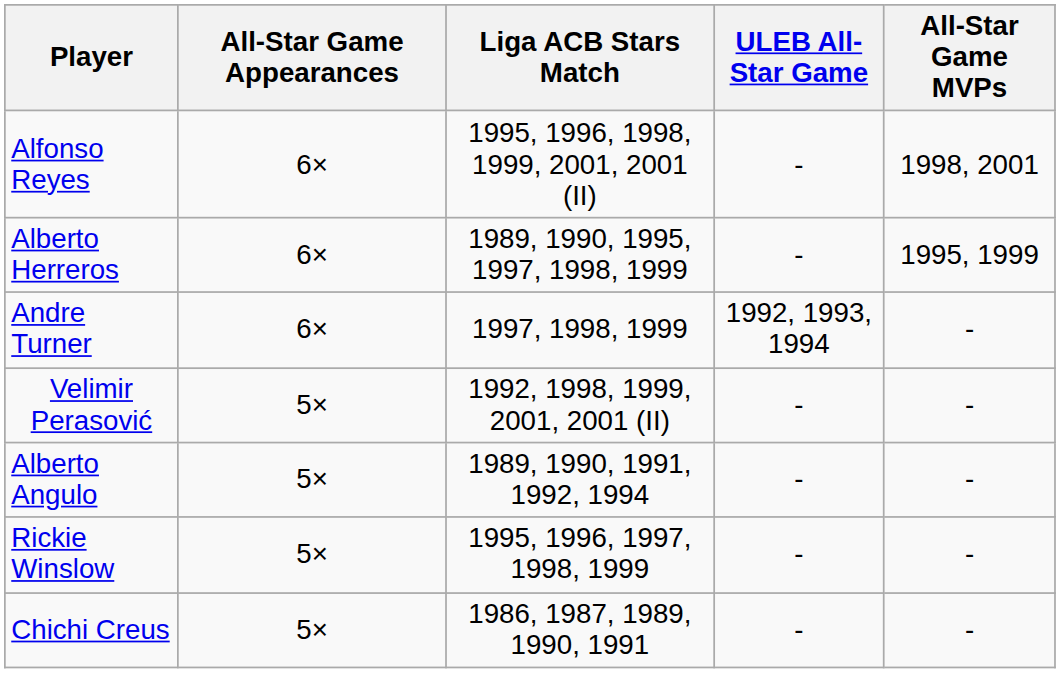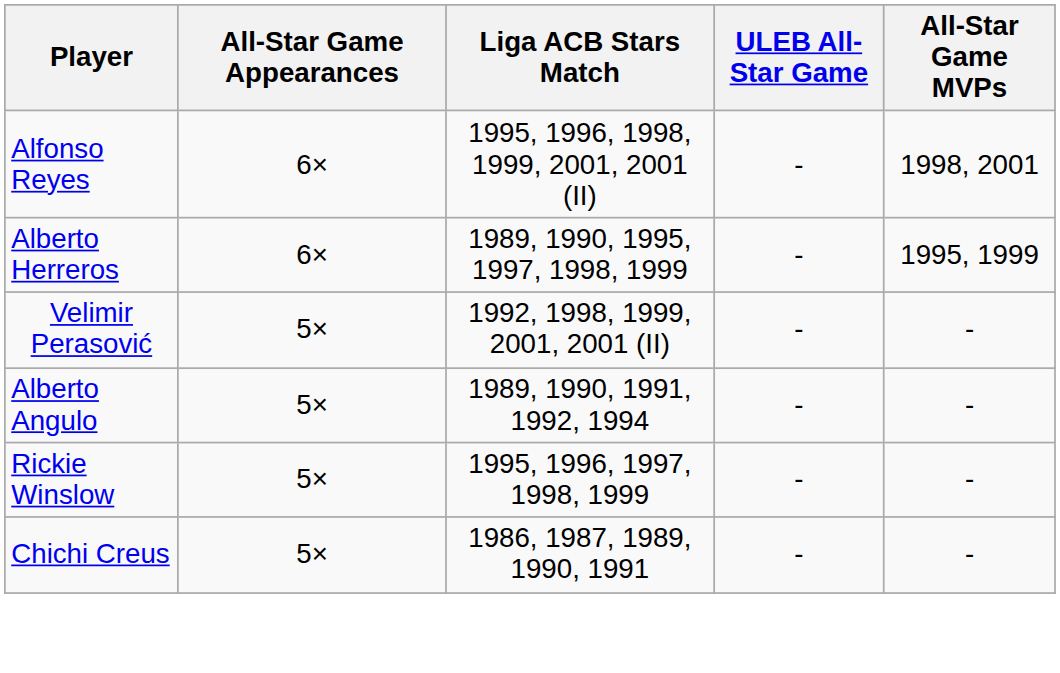- row: (51, 329)
